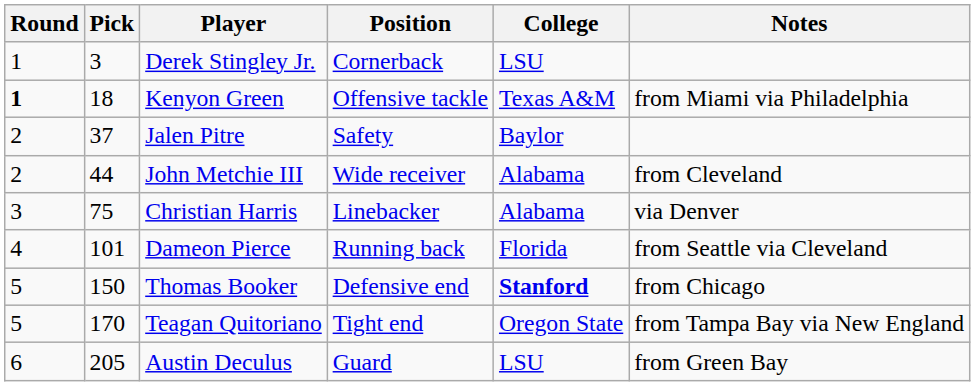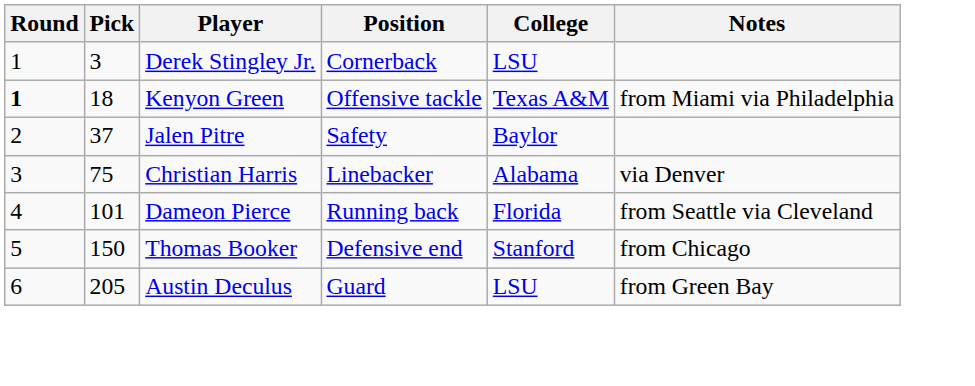- row: (224, 173)
(544, 286) bold -> (534, 248) normal
- row: (233, 323)
